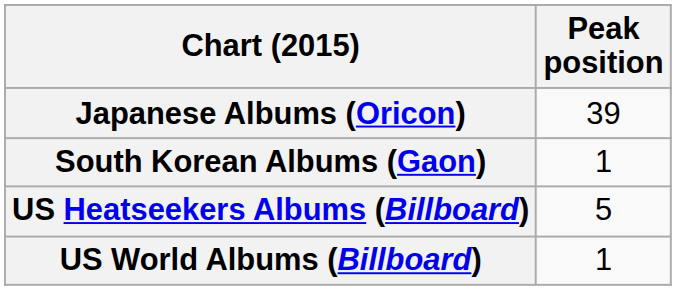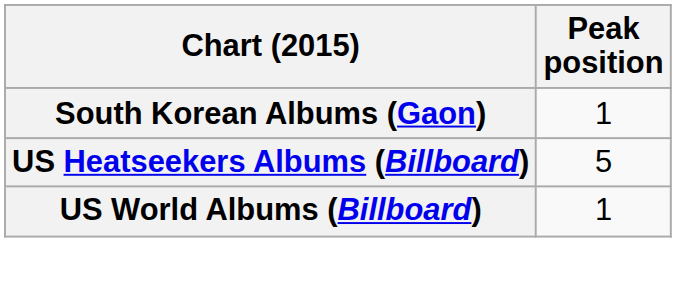- row: (271, 112)
